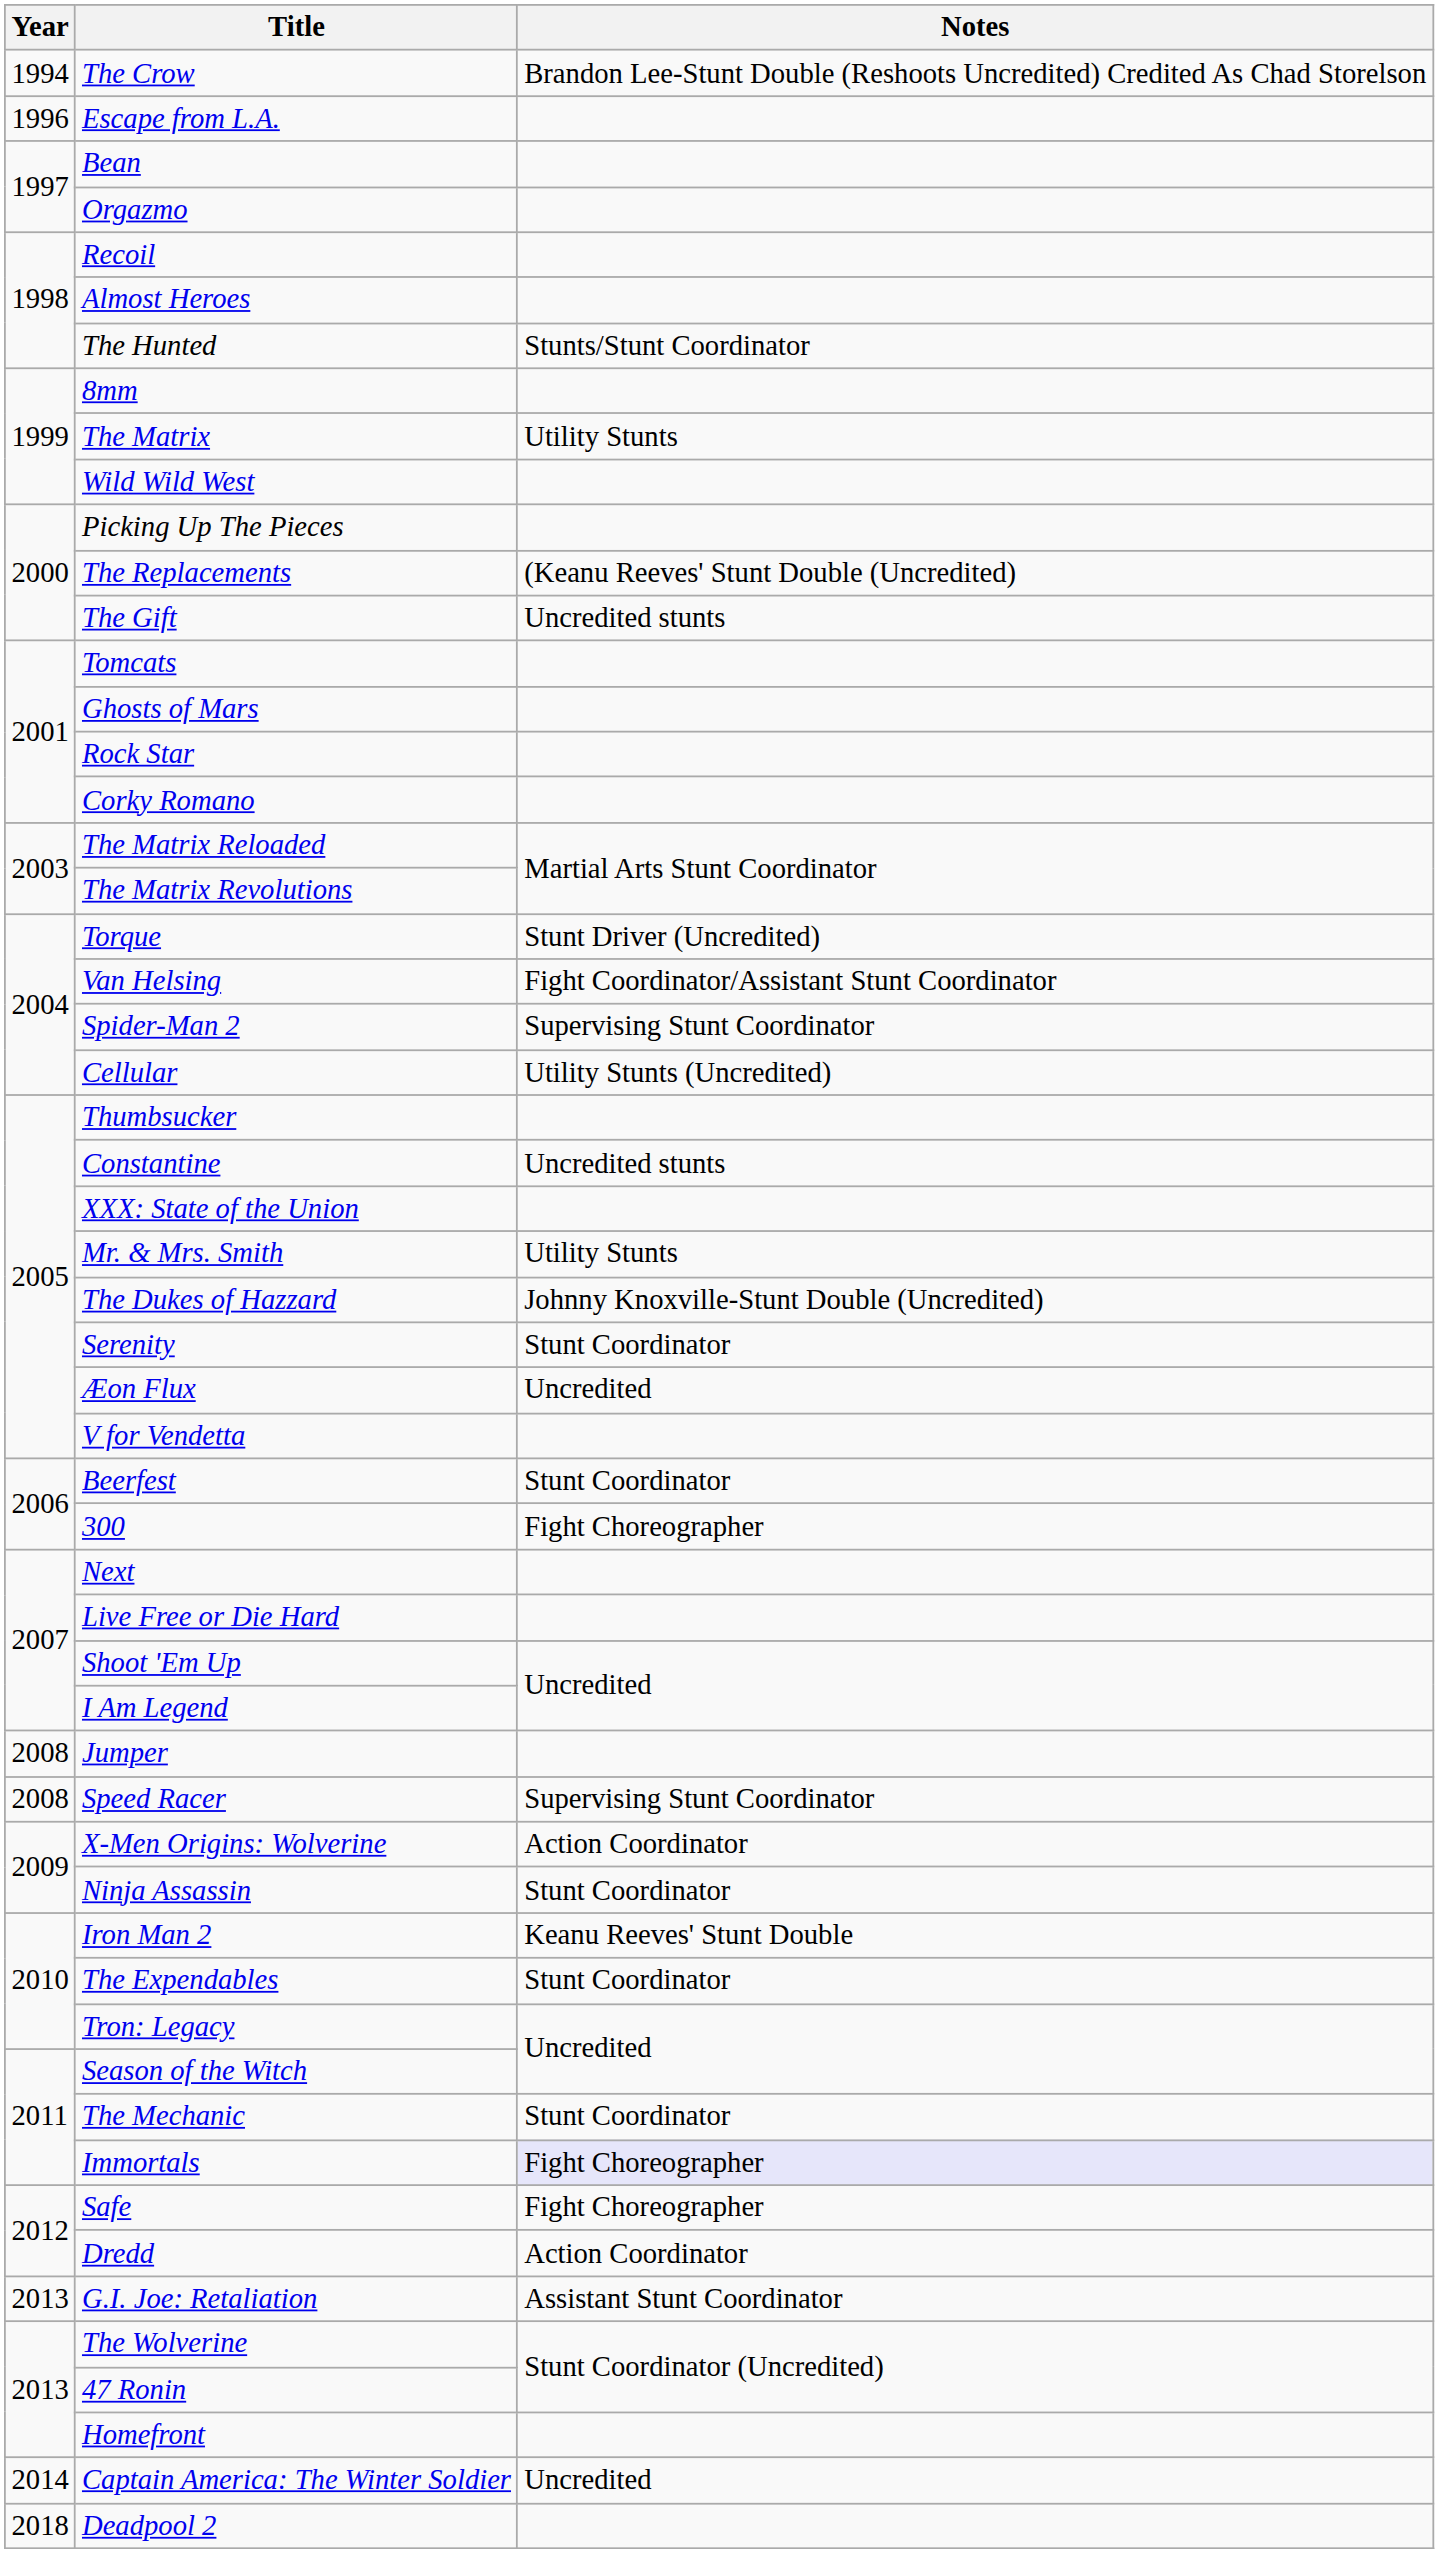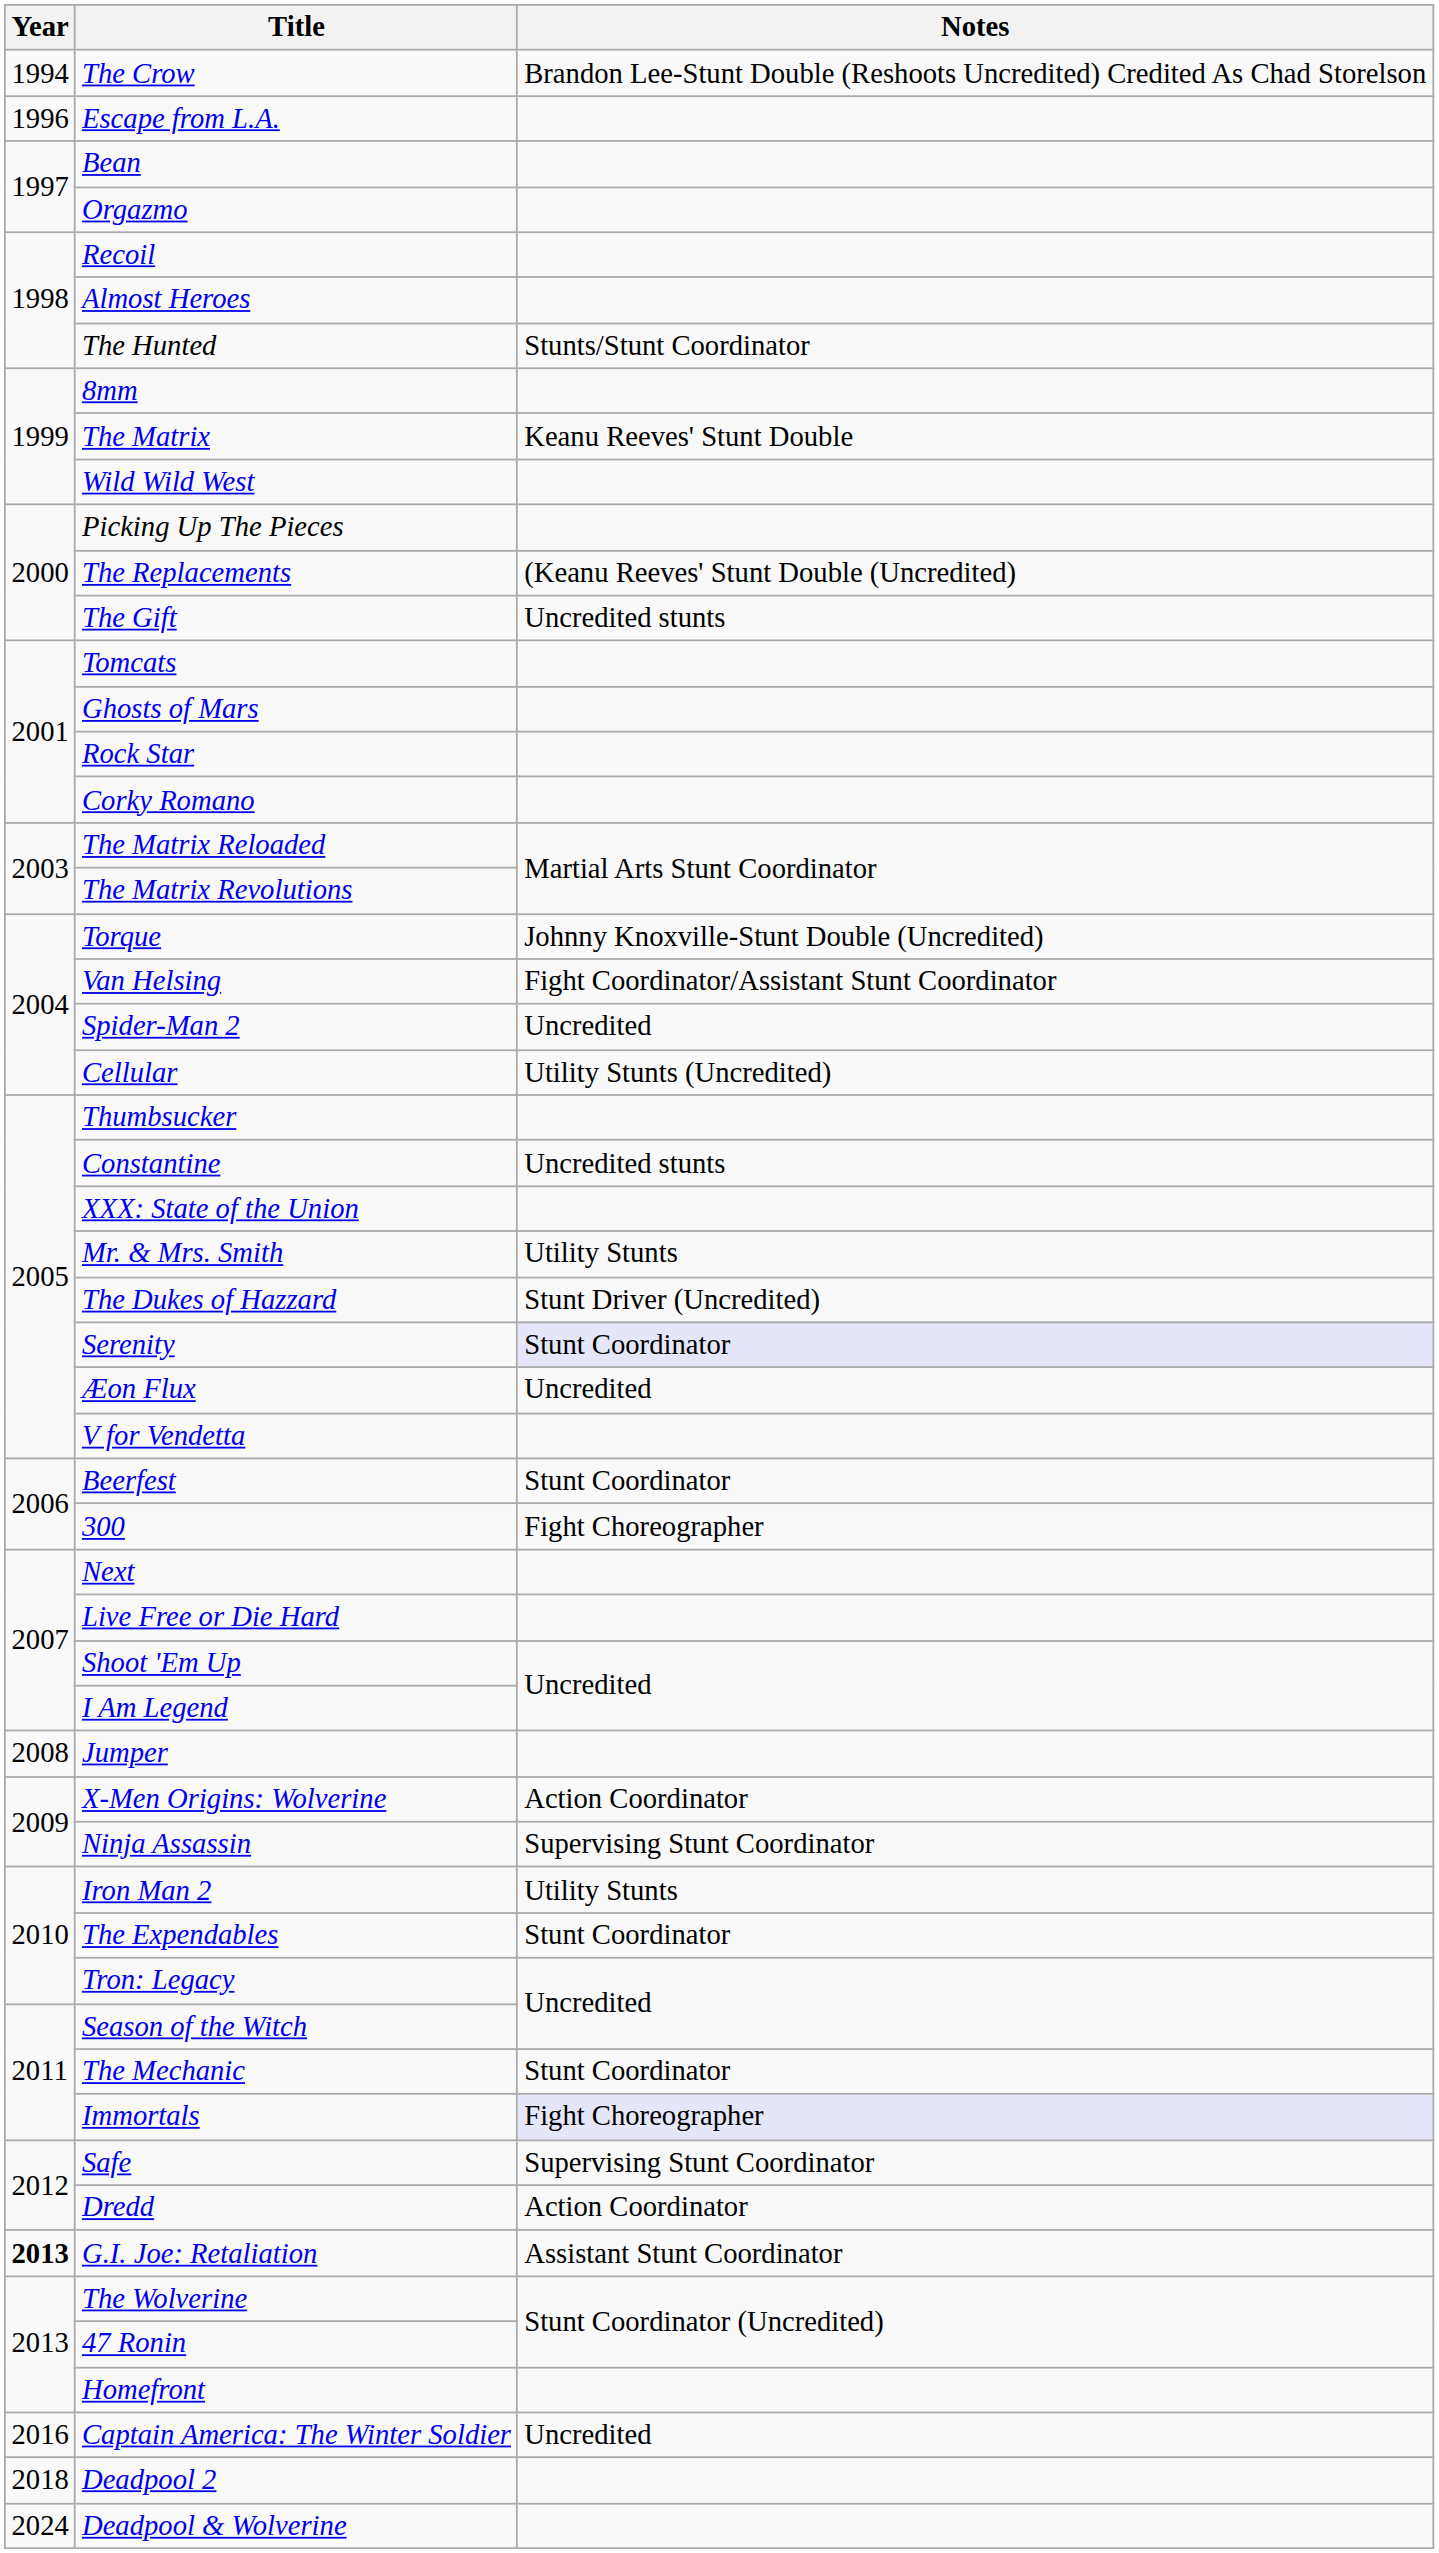(601, 436) Utility Stunts -> (689, 436) Keanu Reeves' Stunt Double
(672, 935) Stunt Driver (Uncredited) -> (784, 935) Johnny Knoxville-Stunt Double (Uncredited)
(699, 1026) Supervising Stunt Coordinator -> (588, 1026) Uncredited
(784, 1299) Johnny Knoxville-Stunt Double (Uncredited) -> (672, 1299) Stunt Driver (Uncredited)
(627, 1344) no background -> (627, 1344) lavender background
- row: (154, 1798)
(627, 1889) Stunt Coordinator -> (699, 1844) Supervising Stunt Coordinator
(689, 1934) Keanu Reeves' Stunt Double -> (601, 1889) Utility Stunts
(644, 2207) Fight Choreographer -> (699, 2162) Supervising Stunt Coordinator
(40, 2298) normal -> (40, 2252) bold
(40, 2479) 2014 -> (40, 2434) 2016
+ row: (214, 2525)
